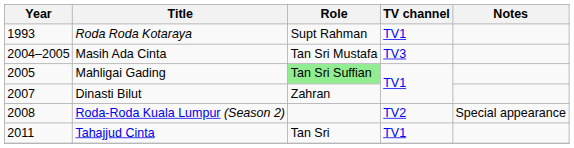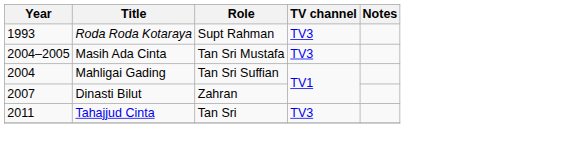(395, 34) TV1 -> (302, 34) TV3
(21, 73) 2005 -> (21, 73) 2004
(331, 73) lightgreen background -> (238, 73) no background
- row: (180, 113)
(395, 133) TV1 -> (302, 113) TV3
